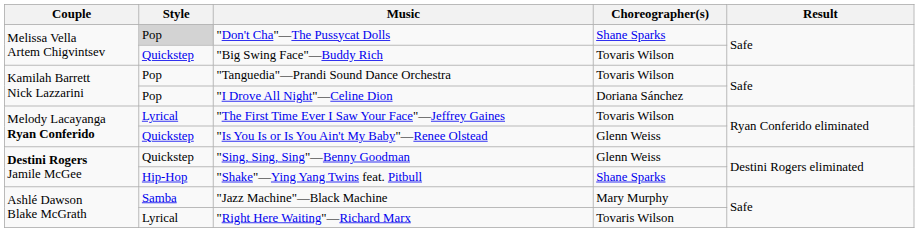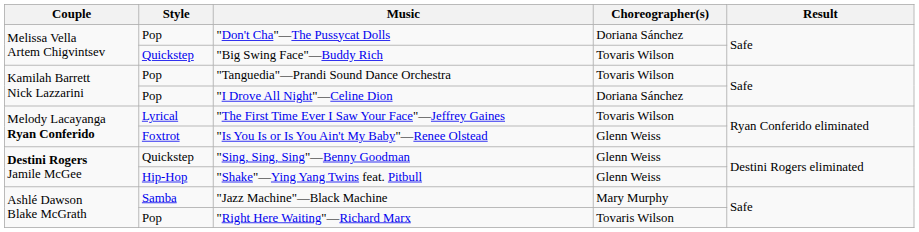(152, 34) lightgrey background -> (152, 34) no background
(631, 34) Shane Sparks -> (640, 34) Doriana Sánchez
(168, 136) Quickstep -> (161, 136) Foxtrot
(631, 177) Shane Sparks -> (628, 177) Glenn Weiss
(160, 217) Lyrical -> (152, 217) Pop
